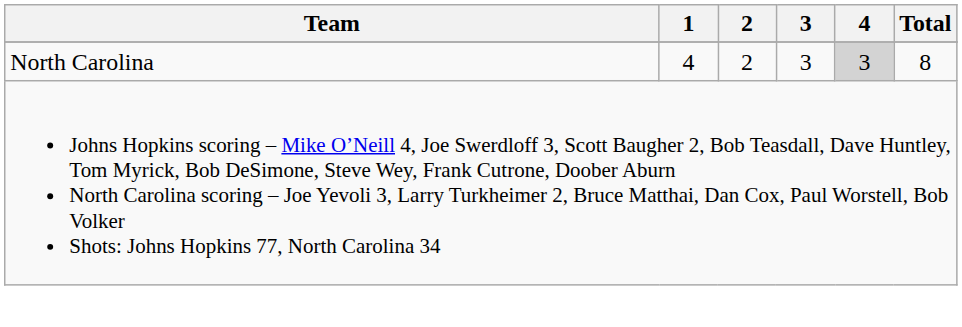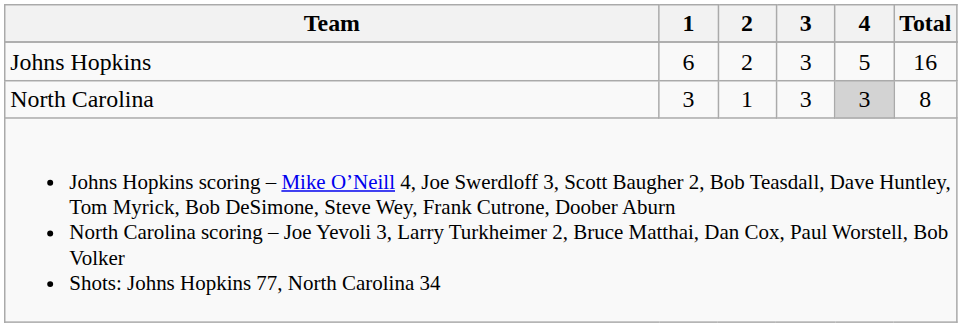+ row: (81, 61)
(688, 61) 4 -> (688, 99) 3
(747, 61) 2 -> (747, 99) 1
